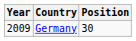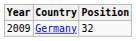(88, 29) 30 -> (88, 29) 32
